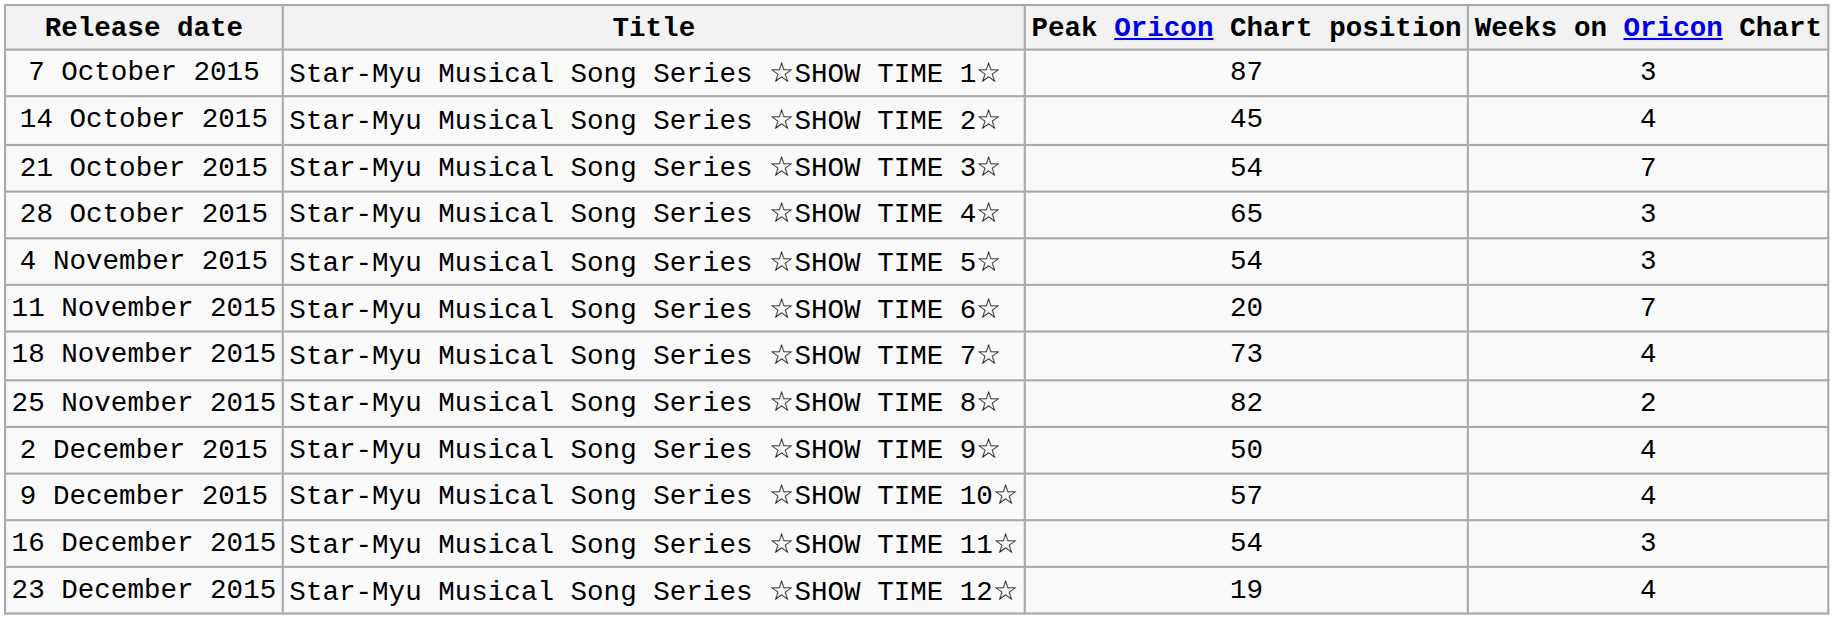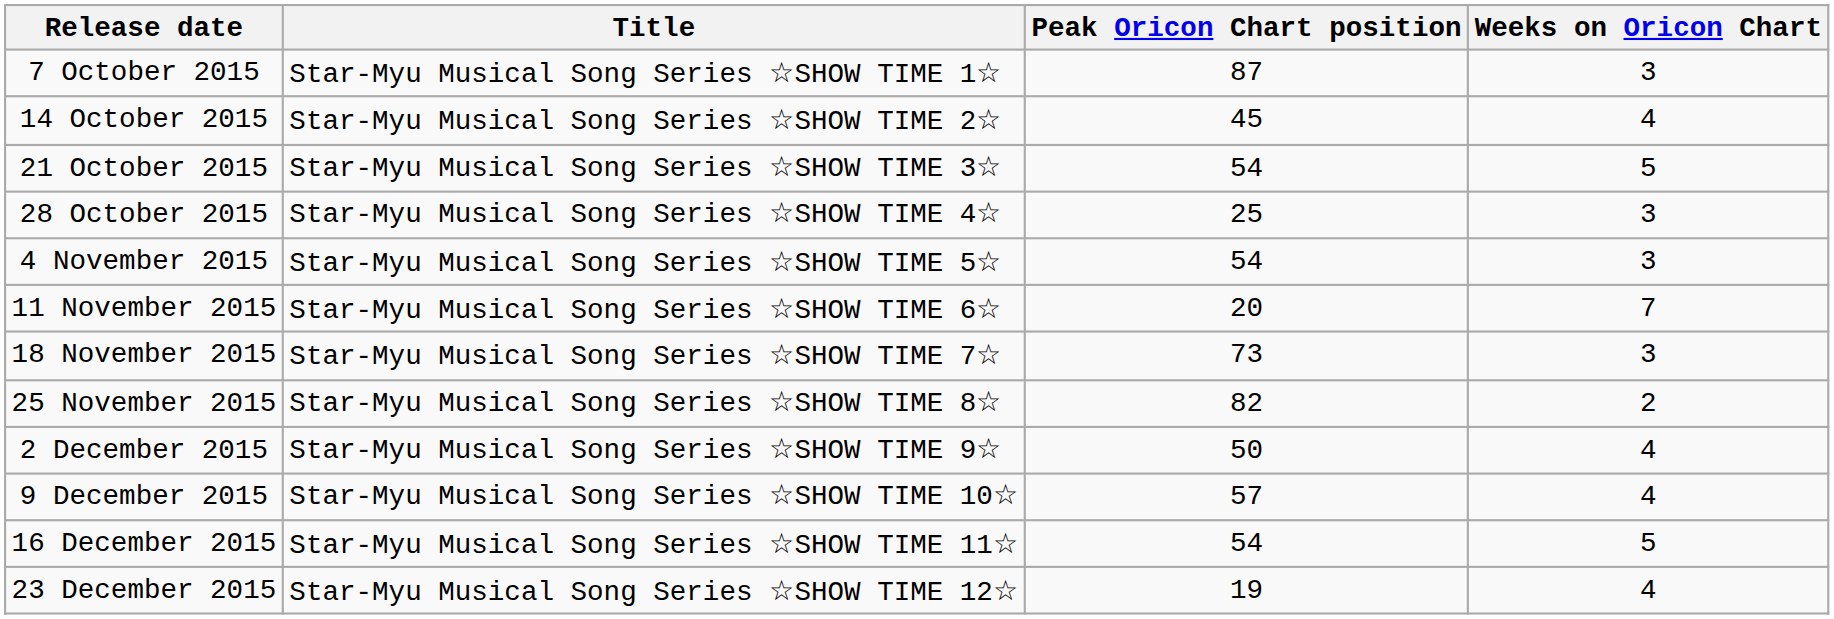(1648, 168) 7 -> (1648, 168) 5
(1247, 215) 65 -> (1247, 215) 25
(1648, 356) 4 -> (1648, 356) 3
(1648, 544) 3 -> (1648, 544) 5
